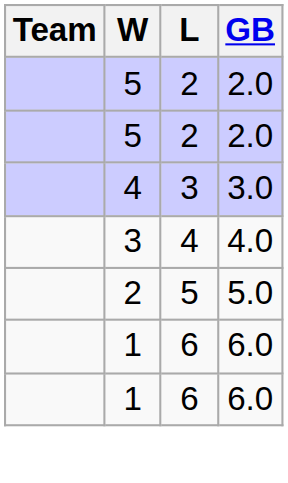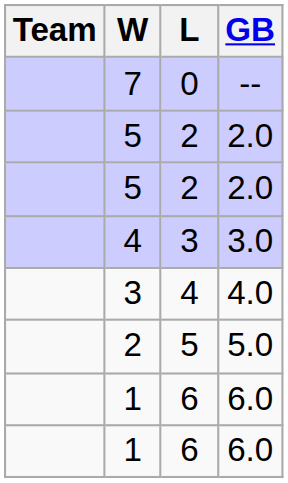+ row: (133, 83)
